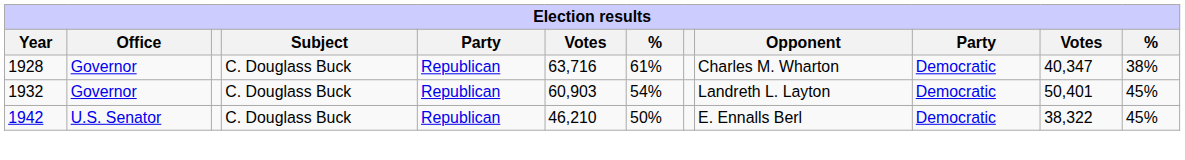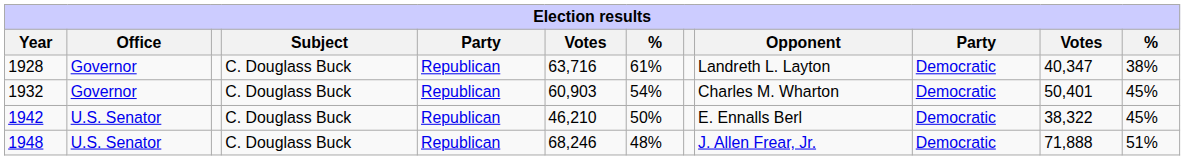(769, 67) Charles M. Wharton -> (764, 67) Landreth L. Layton
(764, 92) Landreth L. Layton -> (769, 92) Charles M. Wharton
+ row: (26, 142)
